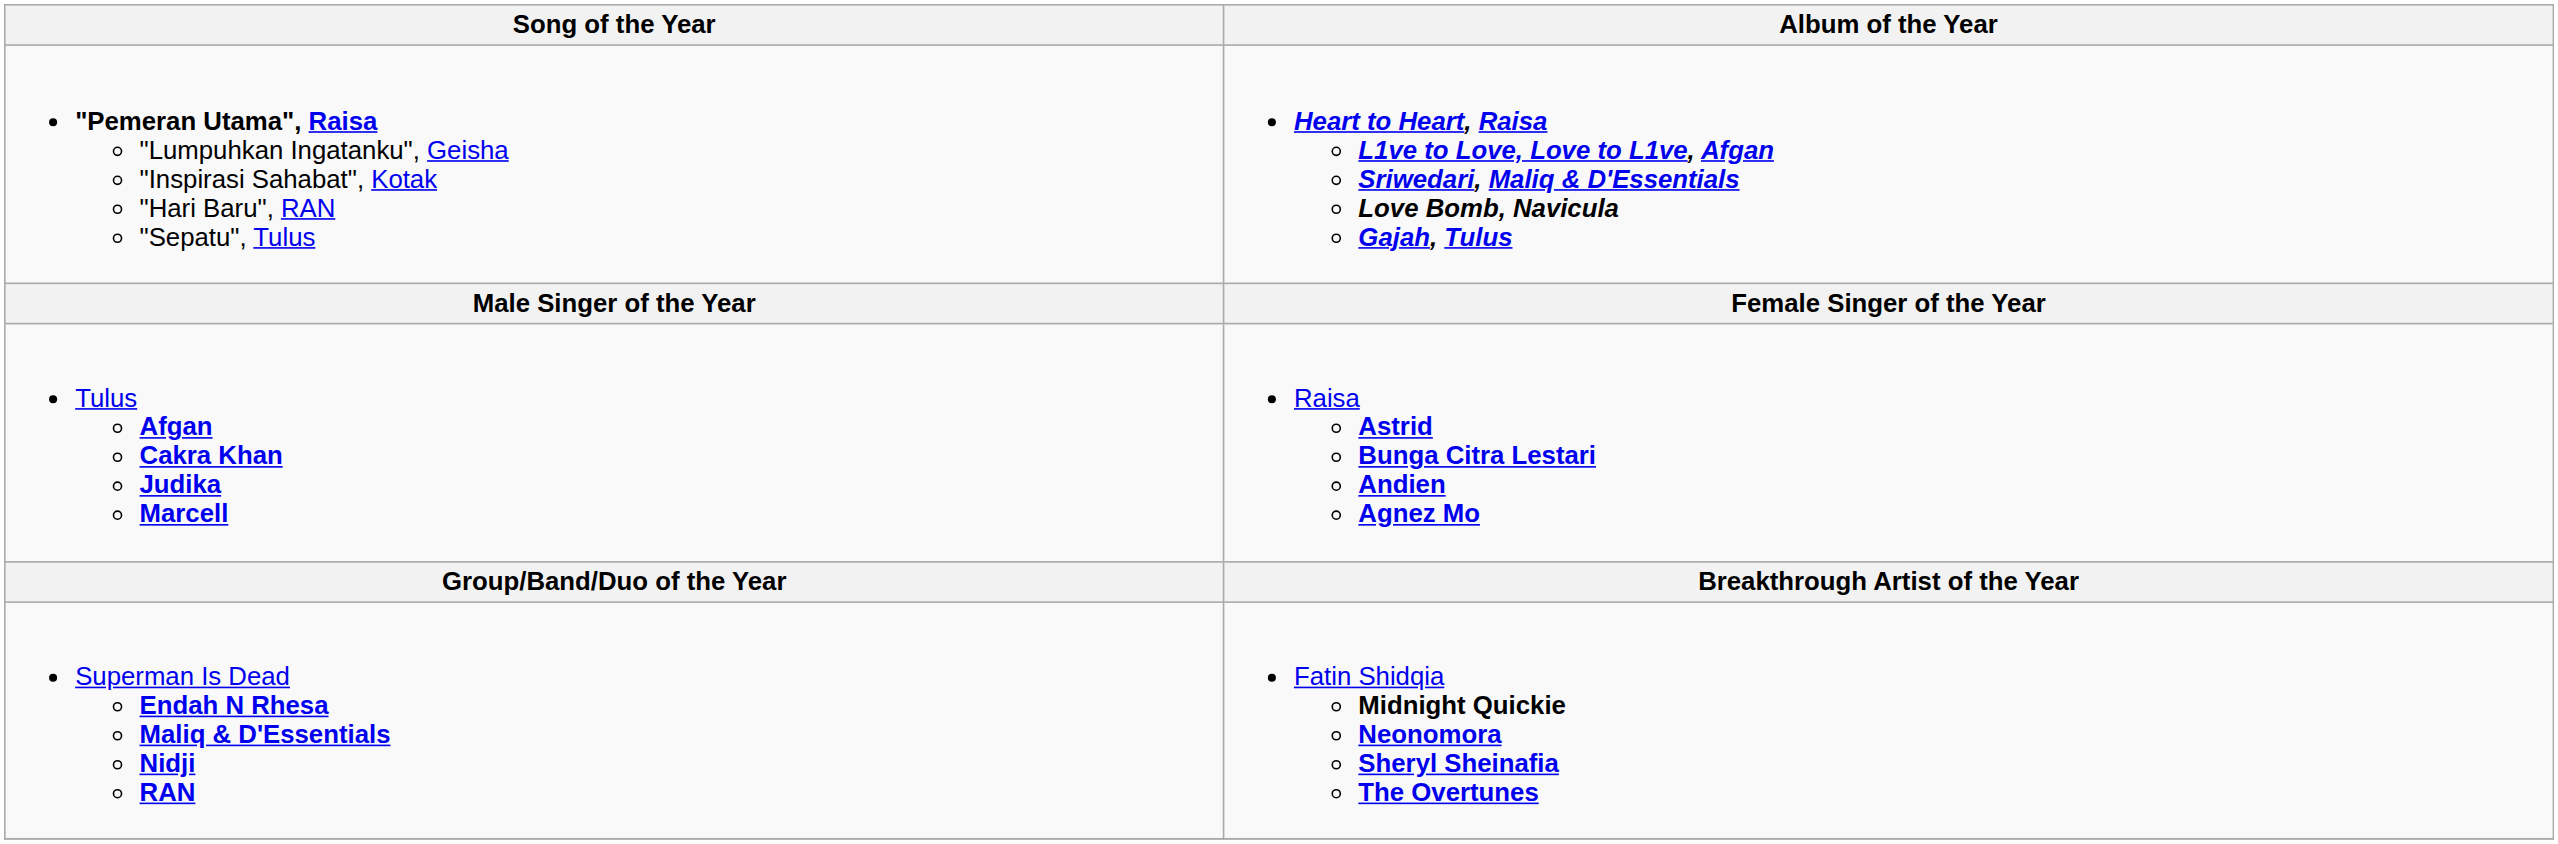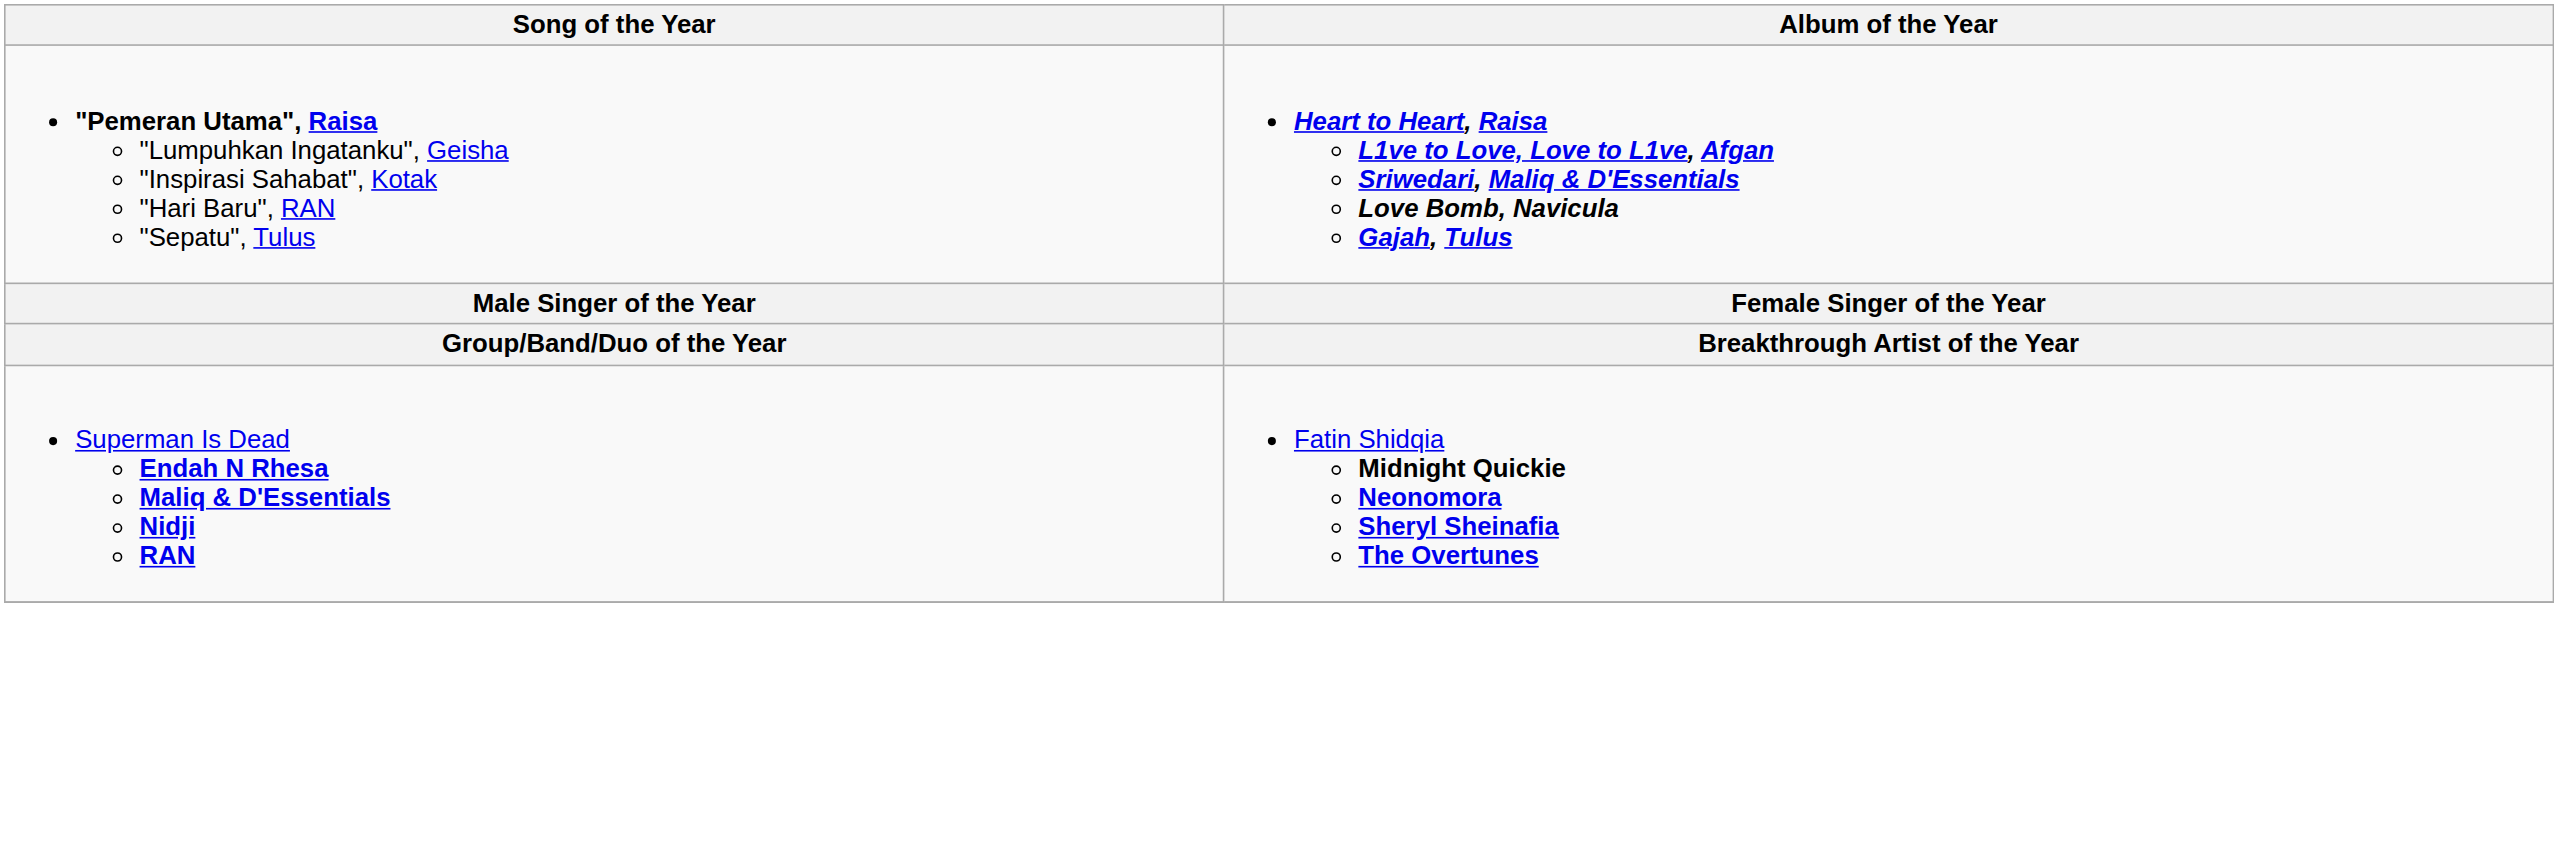- row: (614, 457)
